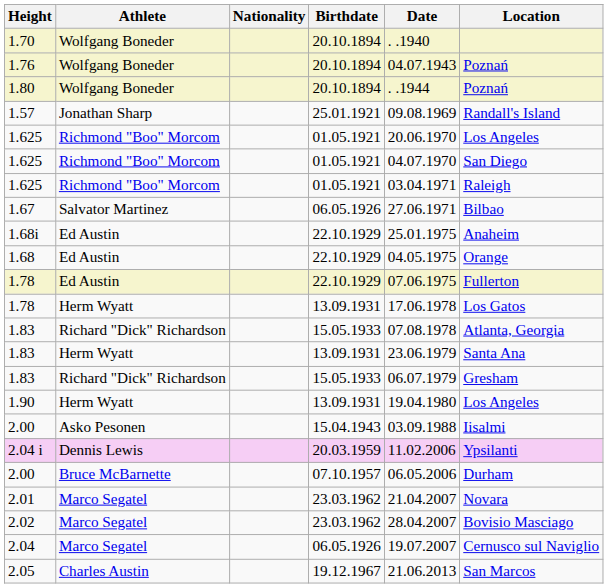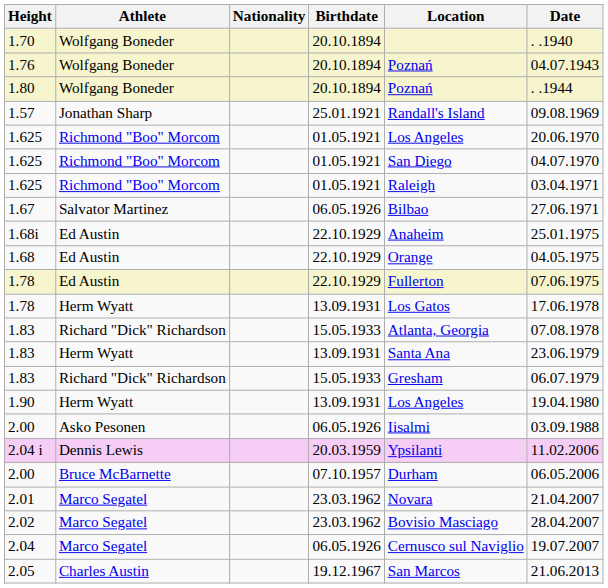columns swapped: (531, 16) <-> (422, 16)
(347, 426) 15.04.1943 -> (347, 426) 06.05.1926
